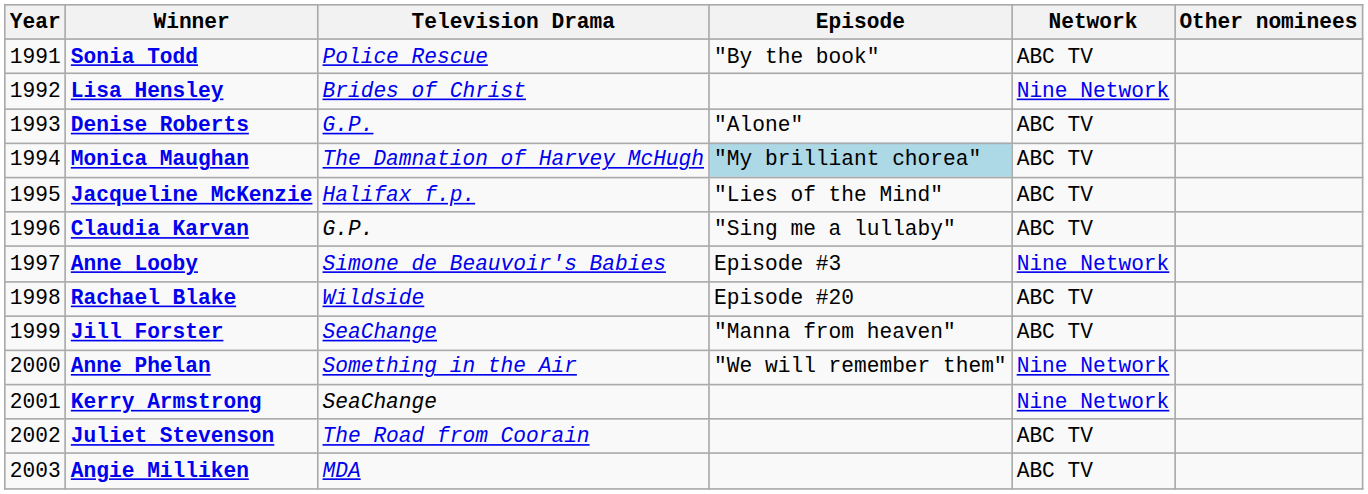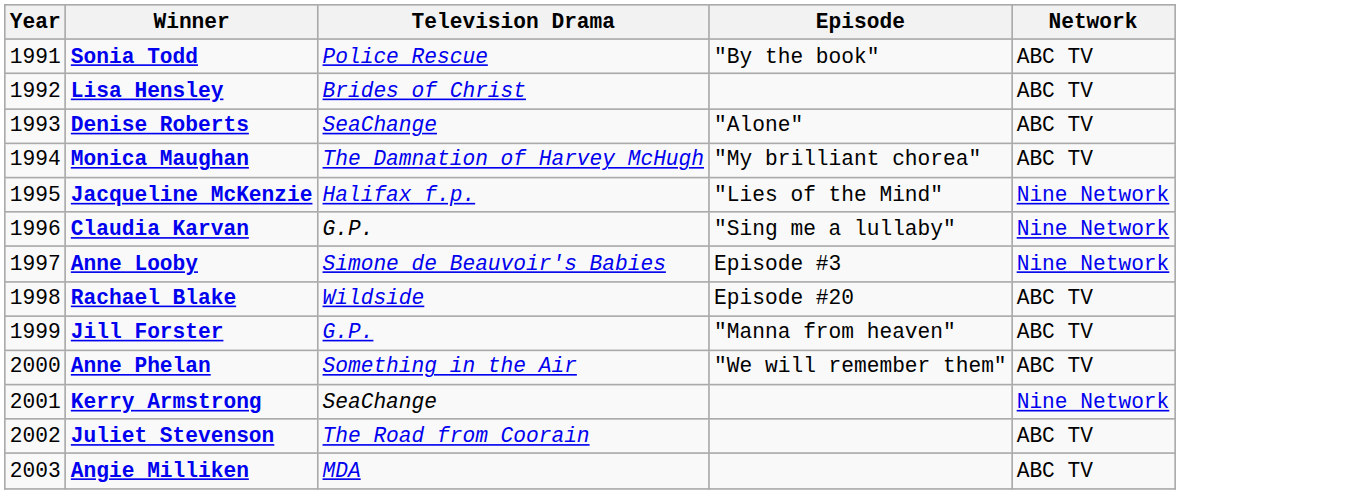- column: (1268, 22)
(1093, 91) Nine Network -> (1055, 91) ABC TV
(348, 126) G.P. -> (380, 126) SeaChange
(848, 160) lightblue background -> (848, 160) no background
(1055, 195) ABC TV -> (1093, 195) Nine Network
(1055, 229) ABC TV -> (1093, 229) Nine Network
(380, 333) SeaChange -> (348, 333) G.P.
(1093, 367) Nine Network -> (1055, 367) ABC TV
